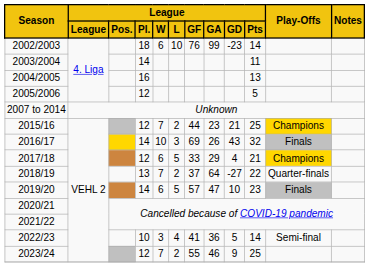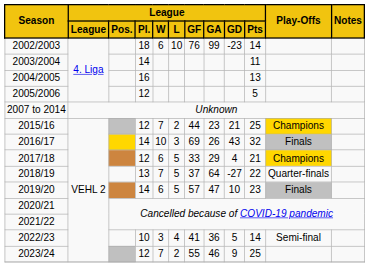(177, 174) 2 -> (177, 174) 5
